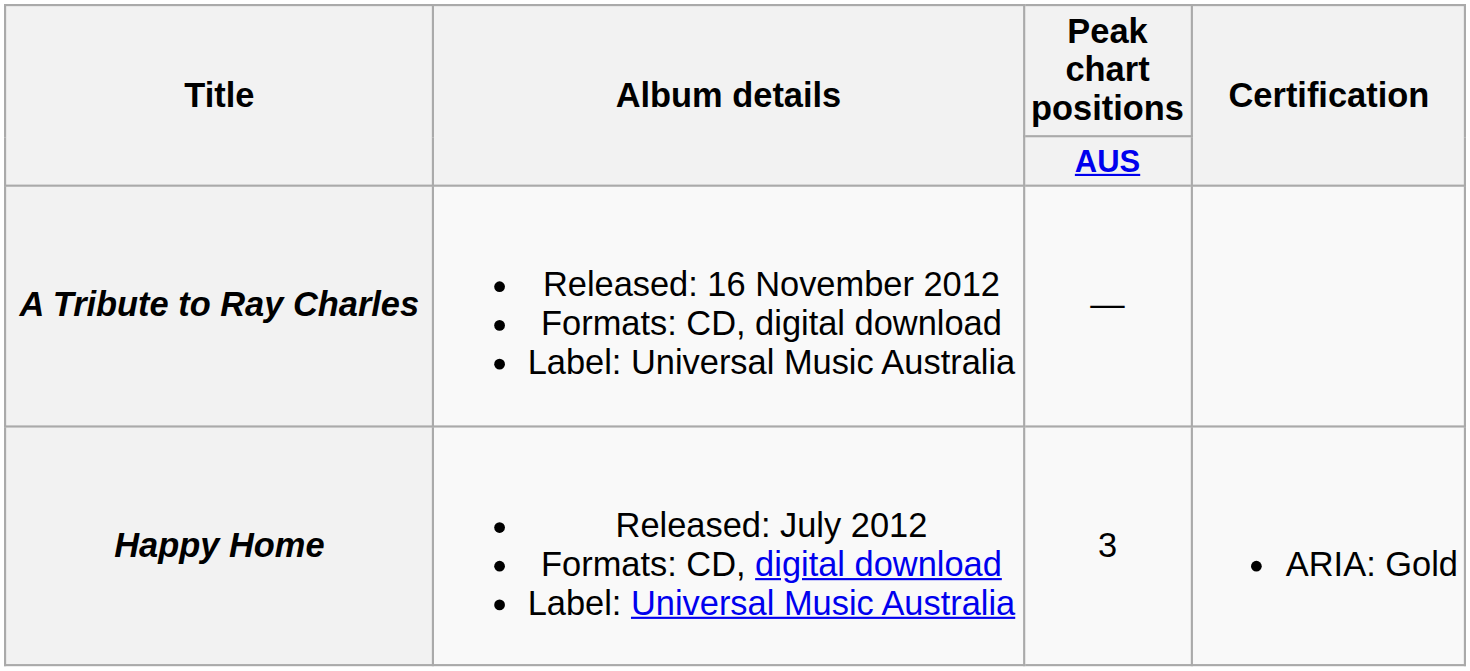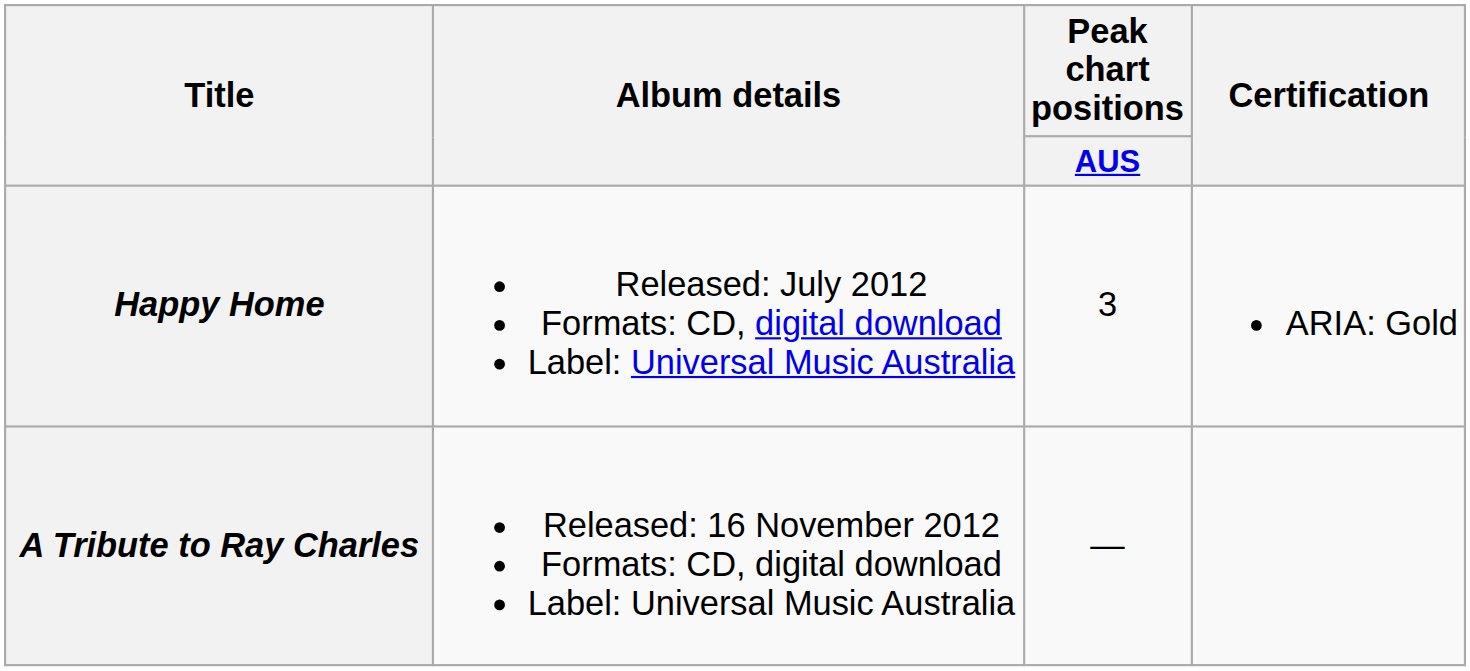rows swapped: (219, 544) <-> (219, 305)
